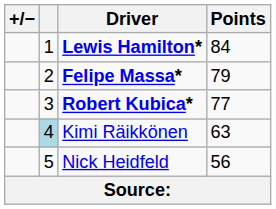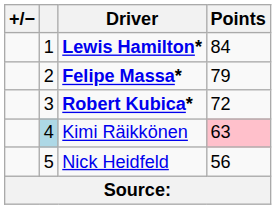(221, 104) 77 -> (221, 104) 72
(221, 133) no background -> (221, 133) pink background
